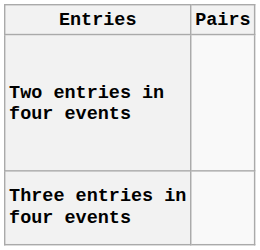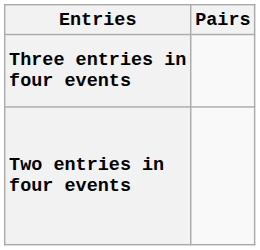rows swapped: (98, 208) <-> (87, 103)
